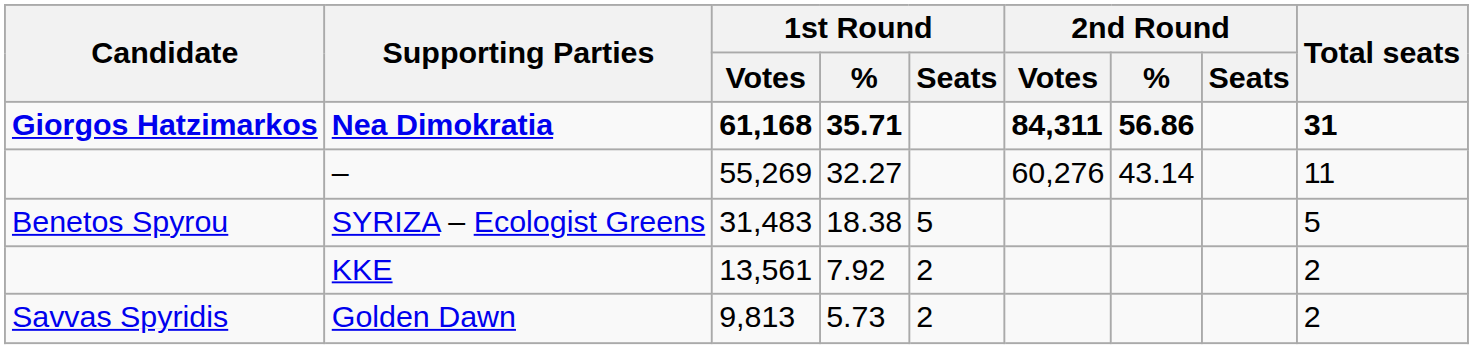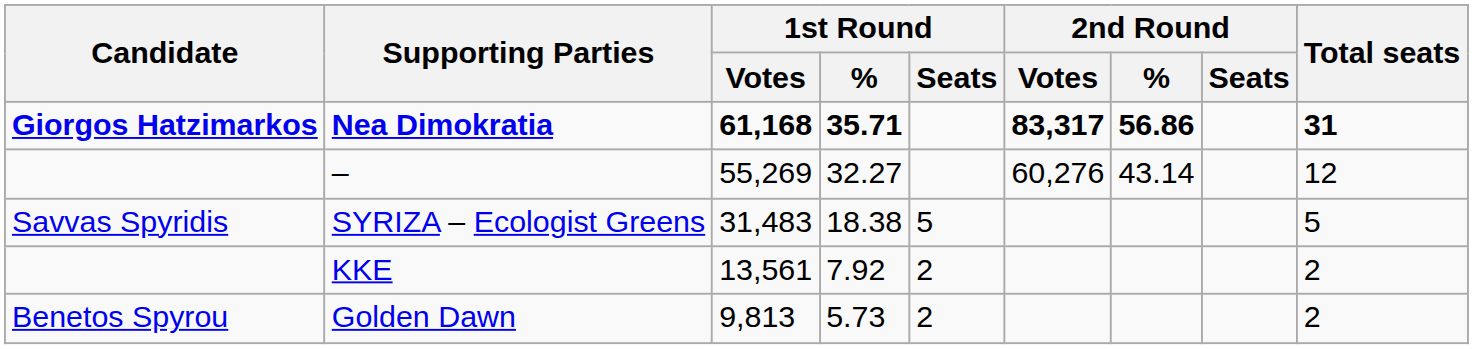(1057, 125) 84,311 -> (1058, 125) 83,317
(1319, 173) 11 -> (1321, 173) 12
(120, 221) Benetos Spyrou -> (120, 221) Savvas Spyridis
(120, 317) Savvas Spyridis -> (120, 317) Benetos Spyrou
